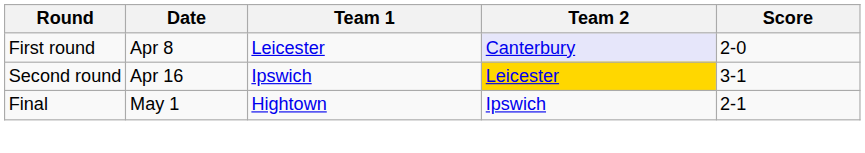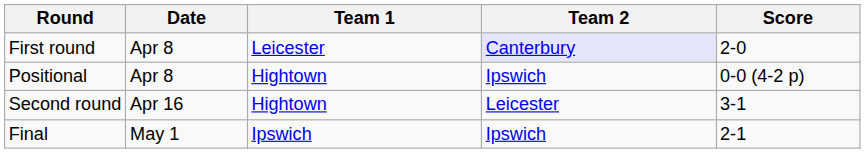+ row: (48, 76)
(282, 76) Ipswich -> (289, 104) Hightown
(522, 76) gold background -> (522, 104) no background
(289, 104) Hightown -> (282, 133) Ipswich
